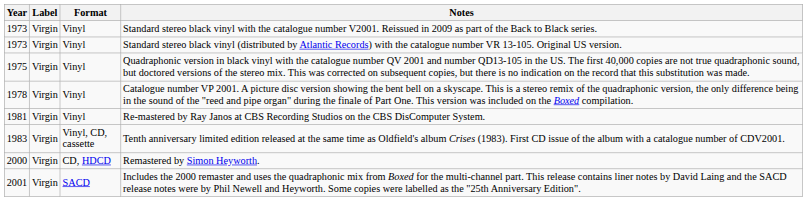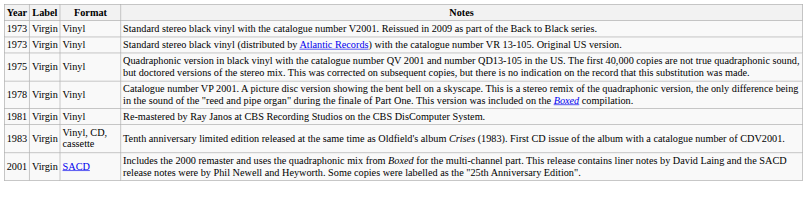- row: (191, 160)
